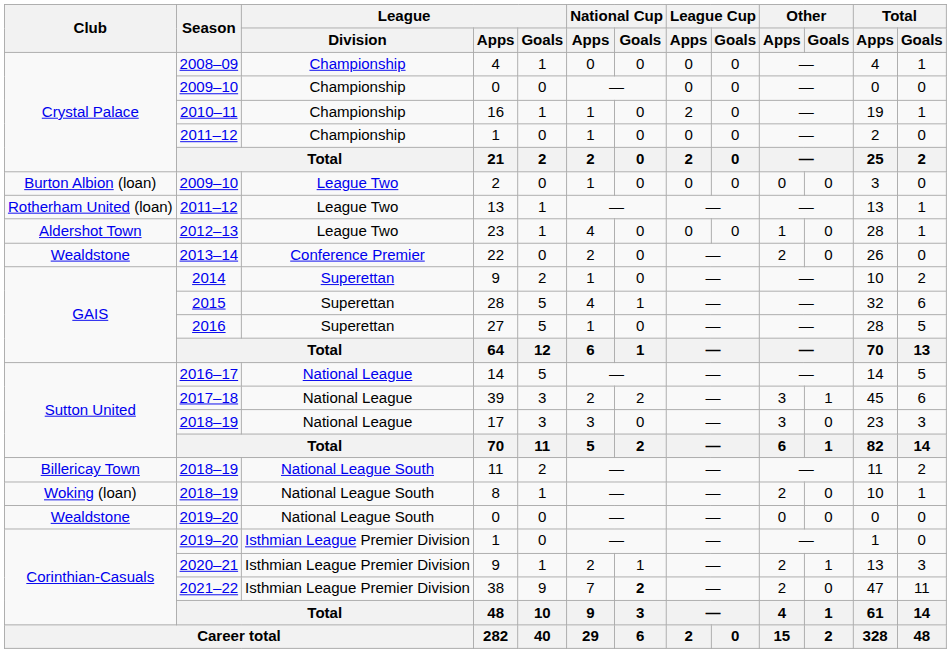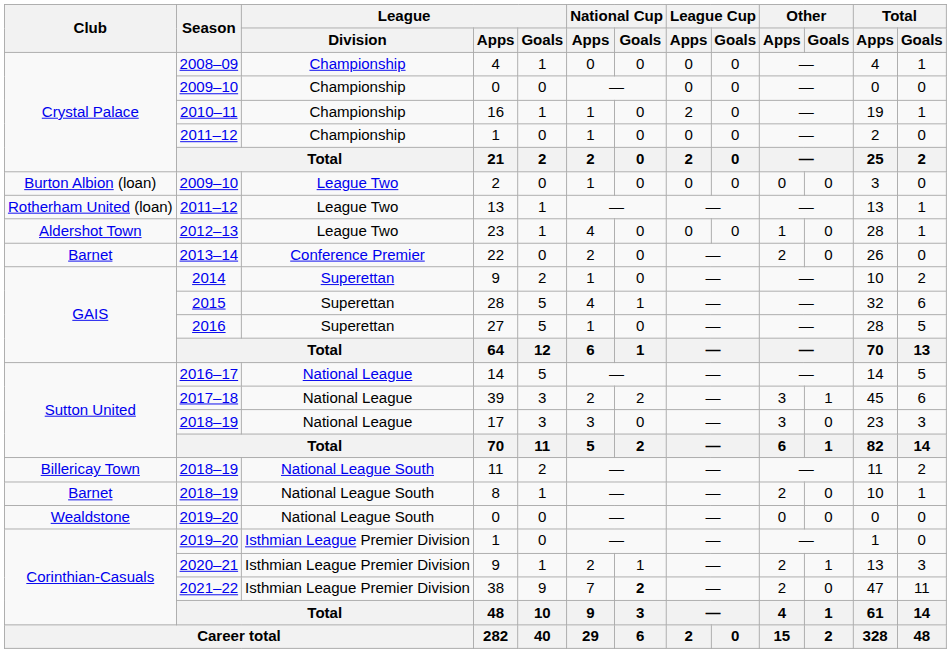(90, 254) Wealdstone -> (90, 254) Barnet
(90, 493) Woking (loan) -> (90, 493) Barnet
